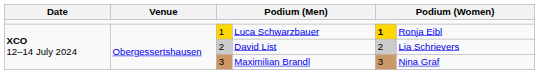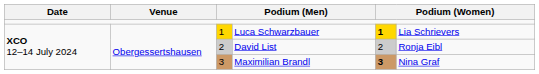(420, 31) Ronja Eibl -> (429, 31) Lia Schrievers
(429, 46) Lia Schrievers -> (420, 46) Ronja Eibl
(380, 62) normal -> (380, 62) bold
